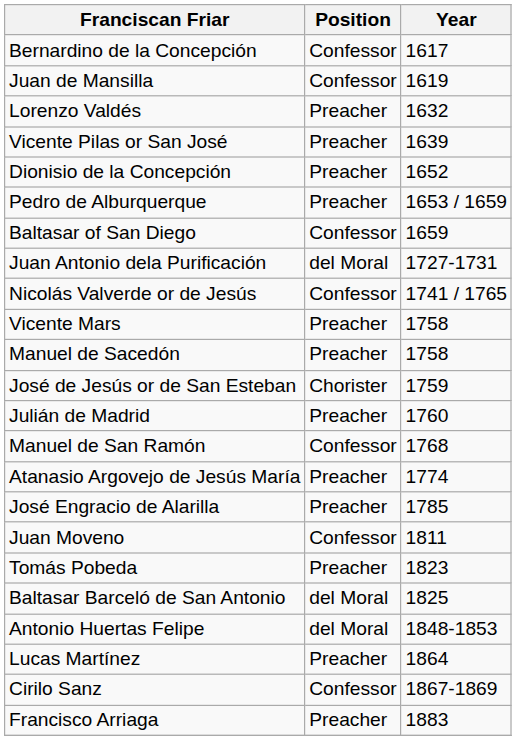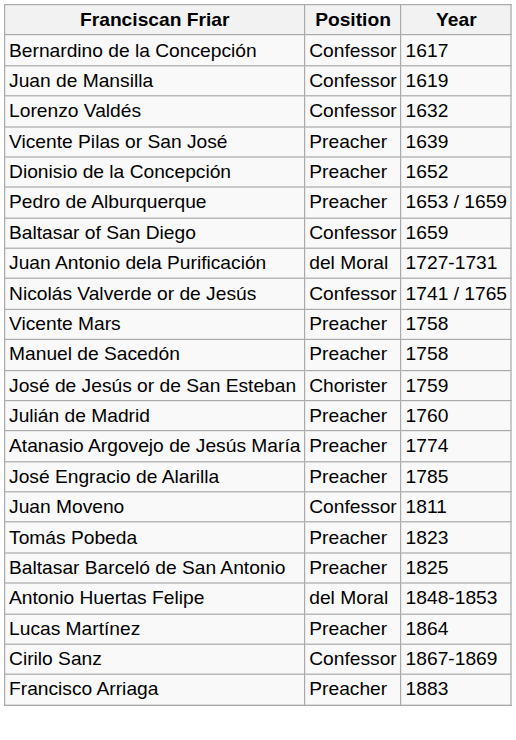(348, 111) Preacher -> (353, 111) Confessor
- row: (107, 446)
(349, 598) del Moral -> (348, 567) Preacher
